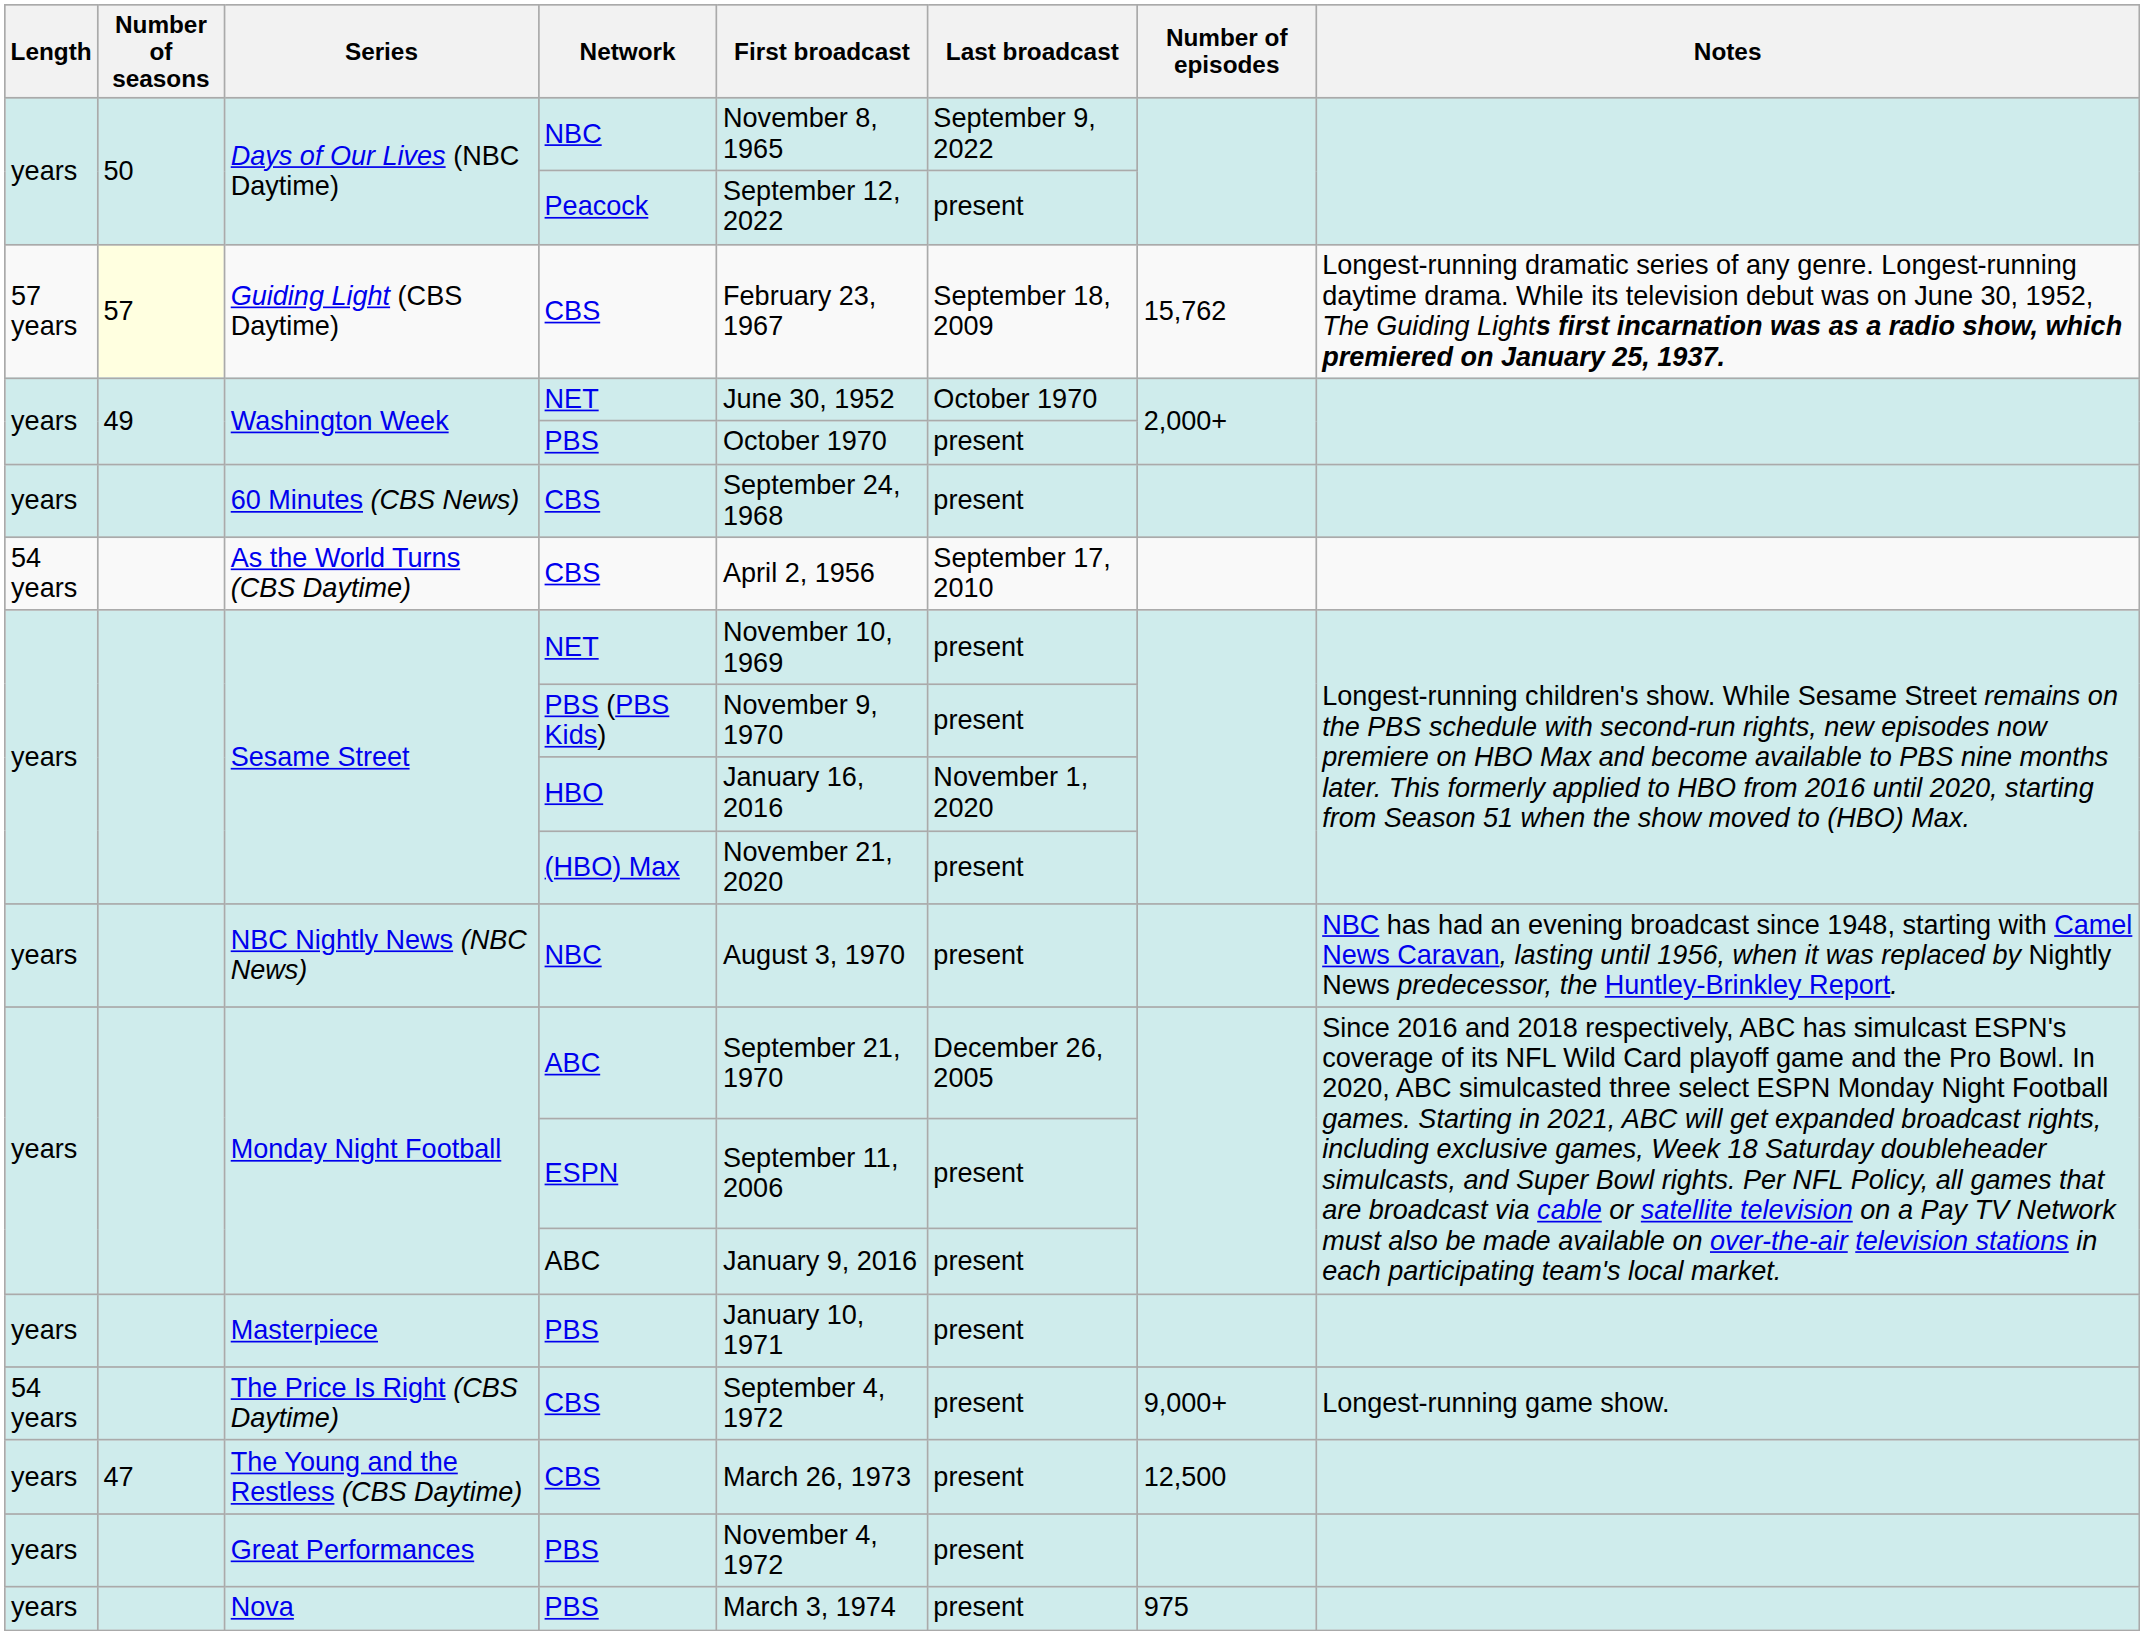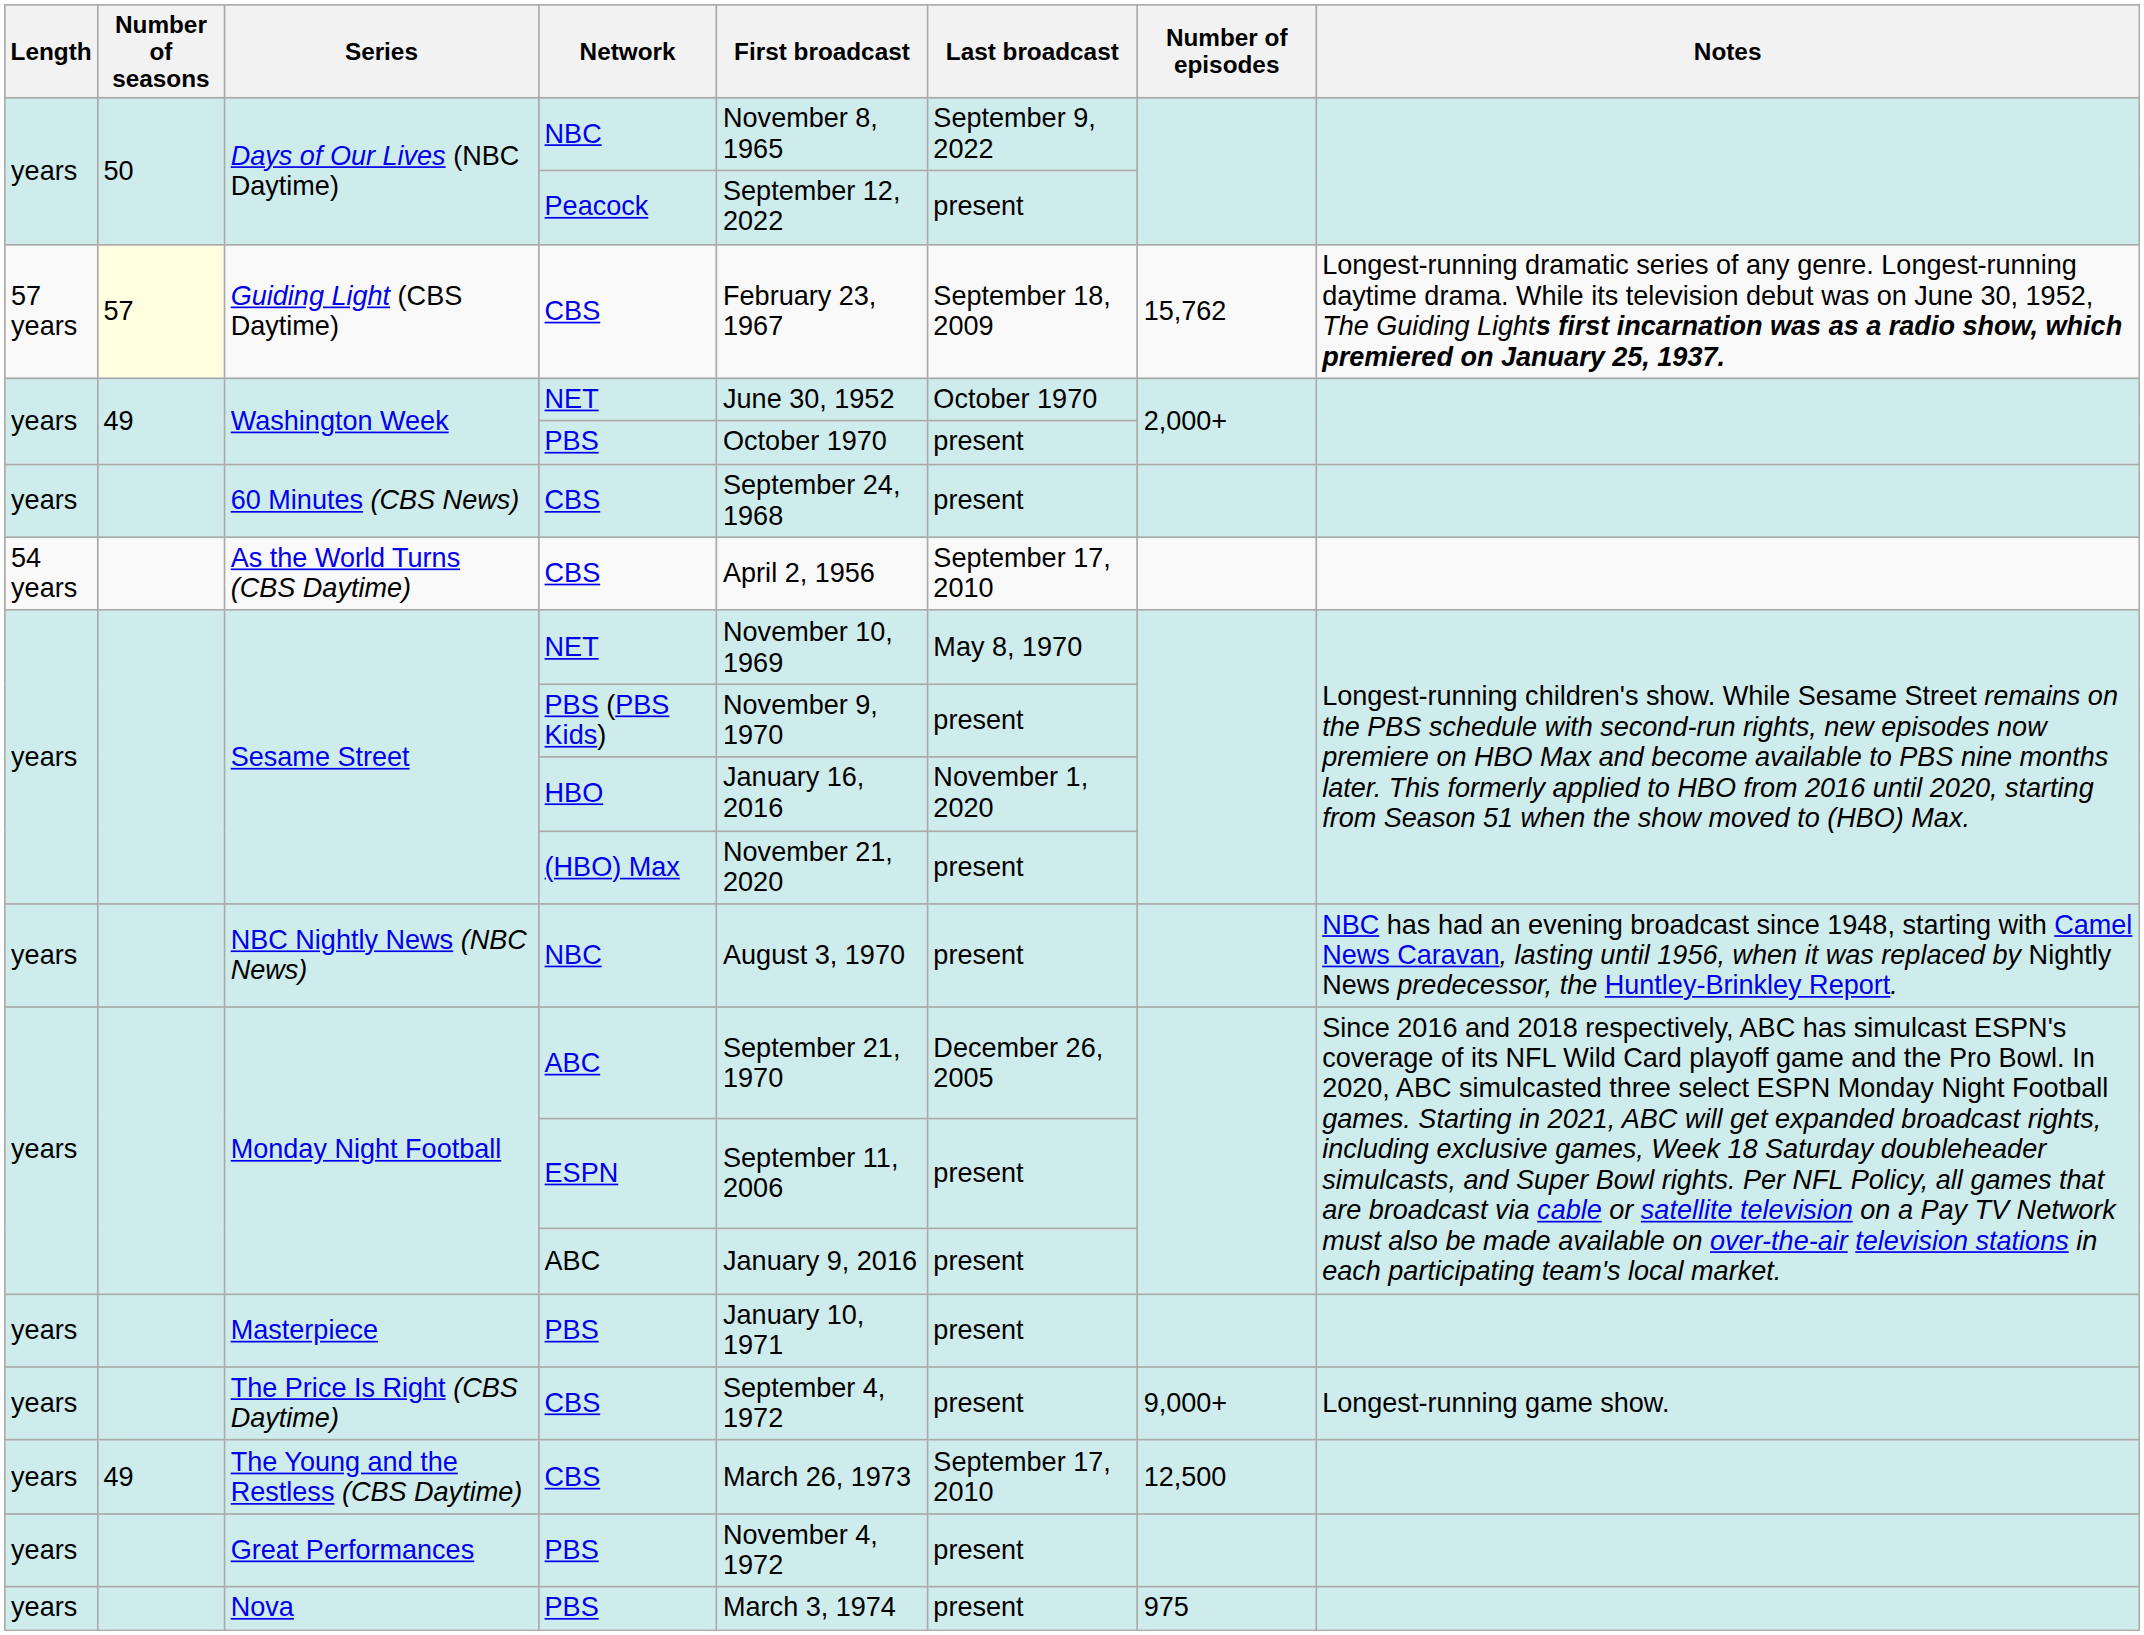(978, 646) present -> (1008, 646) May 8, 1970
(44, 1403) 54 years -> (44, 1403) years
(119, 1476) 47 -> (119, 1476) 49
(978, 1476) present -> (1022, 1476) September 17, 2010
